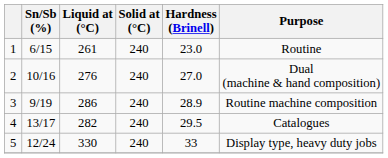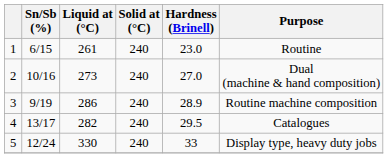(88, 75) 276 -> (88, 75) 273
